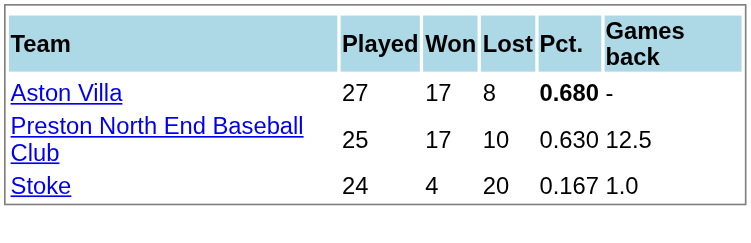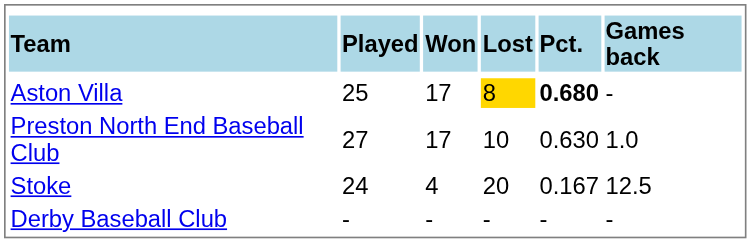(355, 93) 27 -> (355, 93) 25
(489, 93) no background -> (489, 93) gold background
(355, 139) 25 -> (355, 139) 27
(629, 139) 12.5 -> (622, 139) 1.0
(622, 186) 1.0 -> (629, 186) 12.5
+ row: (119, 218)
